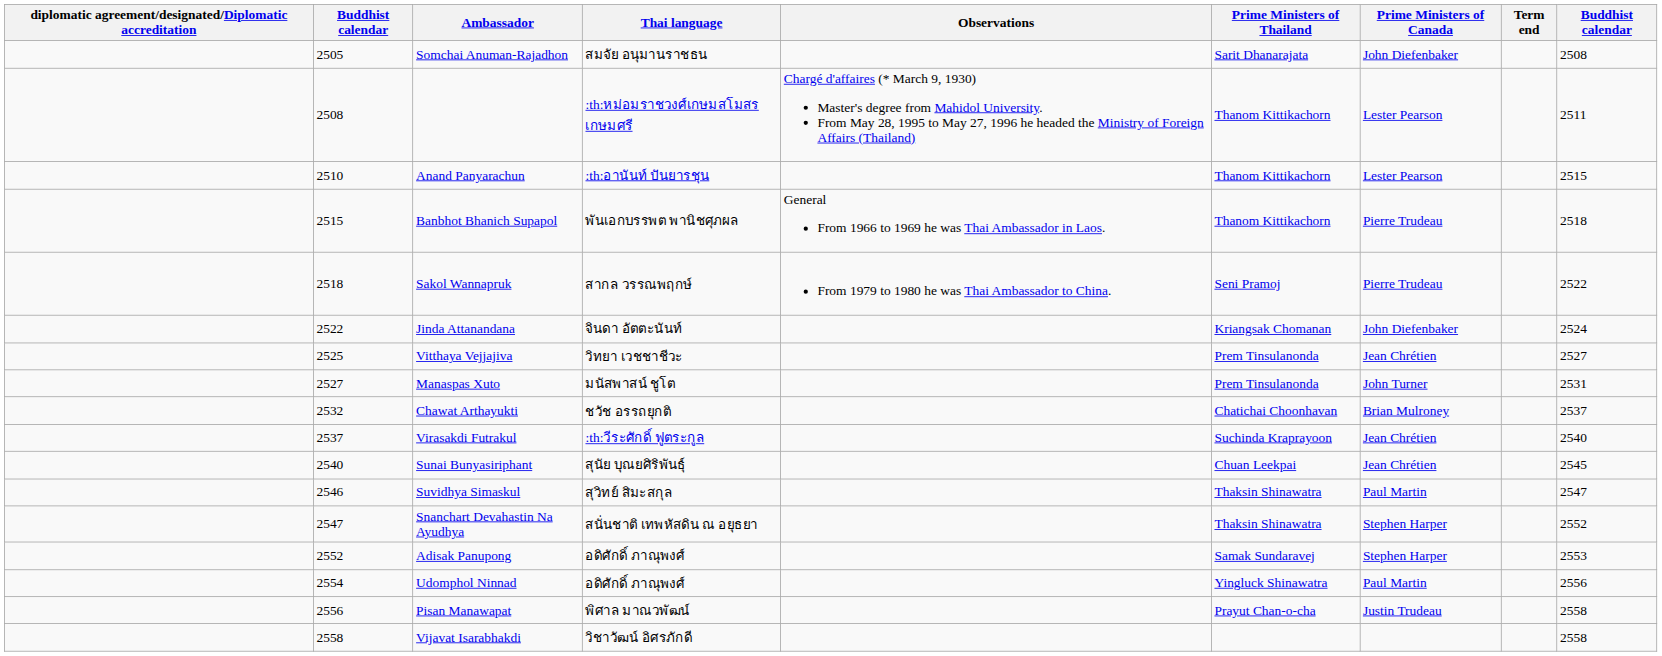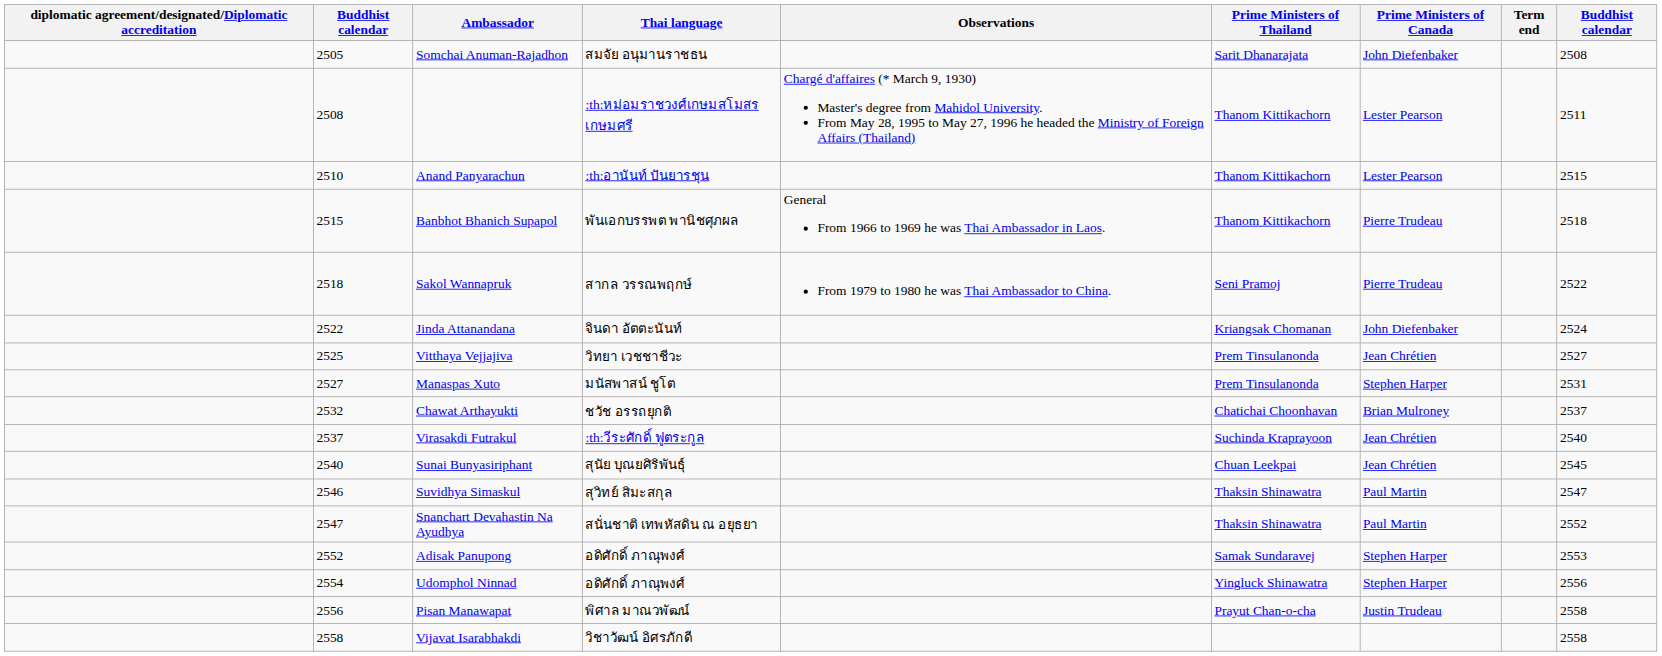(1395, 383) John Turner -> (1405, 383) Stephen Harper
(1405, 524) Stephen Harper -> (1395, 524) Paul Martin
(1395, 583) Paul Martin -> (1405, 583) Stephen Harper
